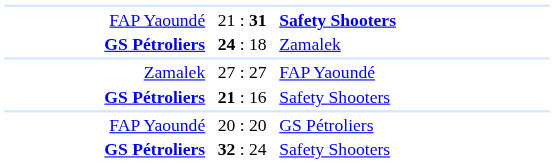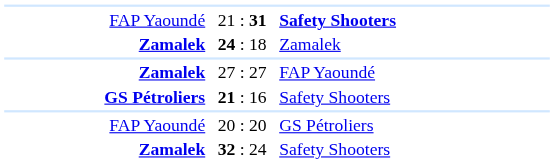(155, 44) GS Pétroliers -> (172, 44) Zamalek
(174, 72) normal -> (172, 72) bold
(155, 149) GS Pétroliers -> (172, 149) Zamalek
